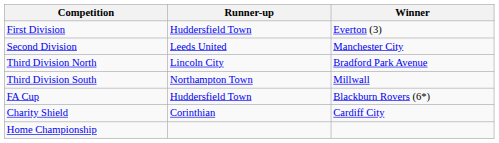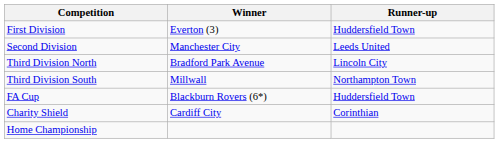columns swapped: (412, 12) <-> (249, 12)
